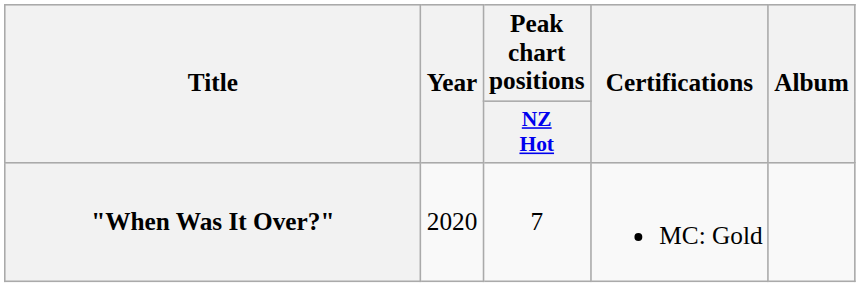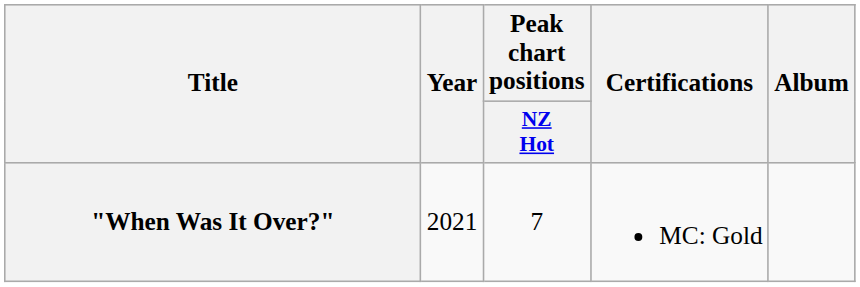(452, 221) 2020 -> (452, 221) 2021
